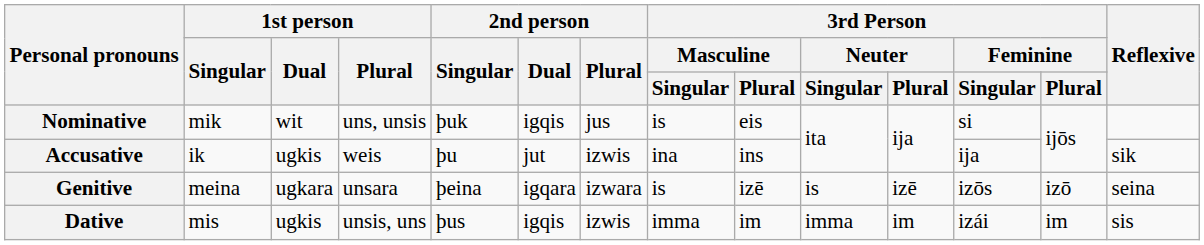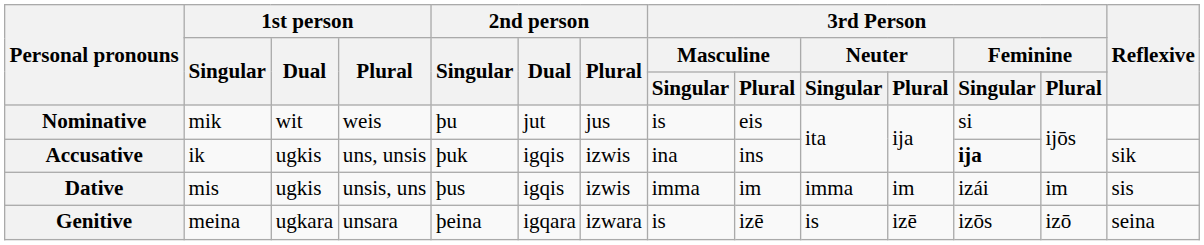(385, 121) uns, unsis -> (362, 121) weis
(452, 121) þuk -> (446, 121) þu
(544, 121) igqis -> (534, 121) jut
(362, 155) weis -> (385, 155) uns, unsis
(446, 155) þu -> (452, 155) þuk
(534, 155) jut -> (544, 155) igqis
(969, 155) normal -> (970, 155) bold
rows swapped: (94, 188) <-> (94, 222)
